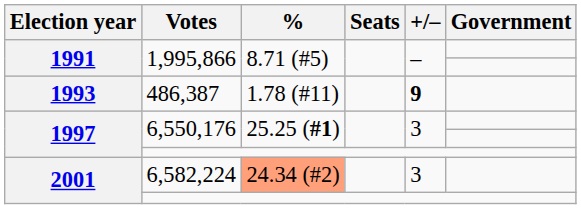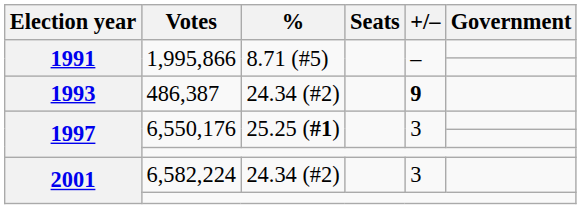(293, 93) 1.78 (#11) -> (293, 93) 24.34 (#2)
(293, 174) lightsalmon background -> (293, 174) no background
